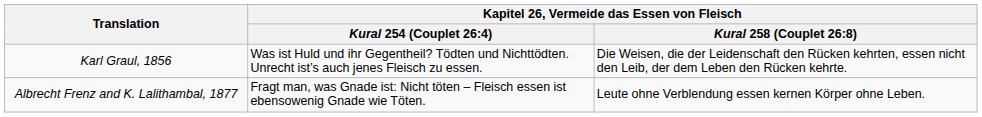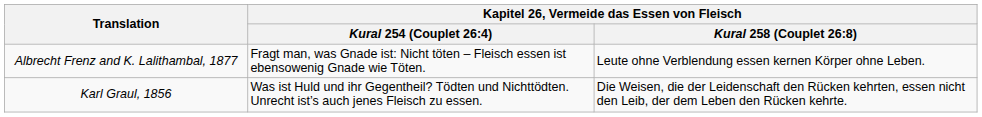rows swapped: (126, 61) <-> (126, 94)
